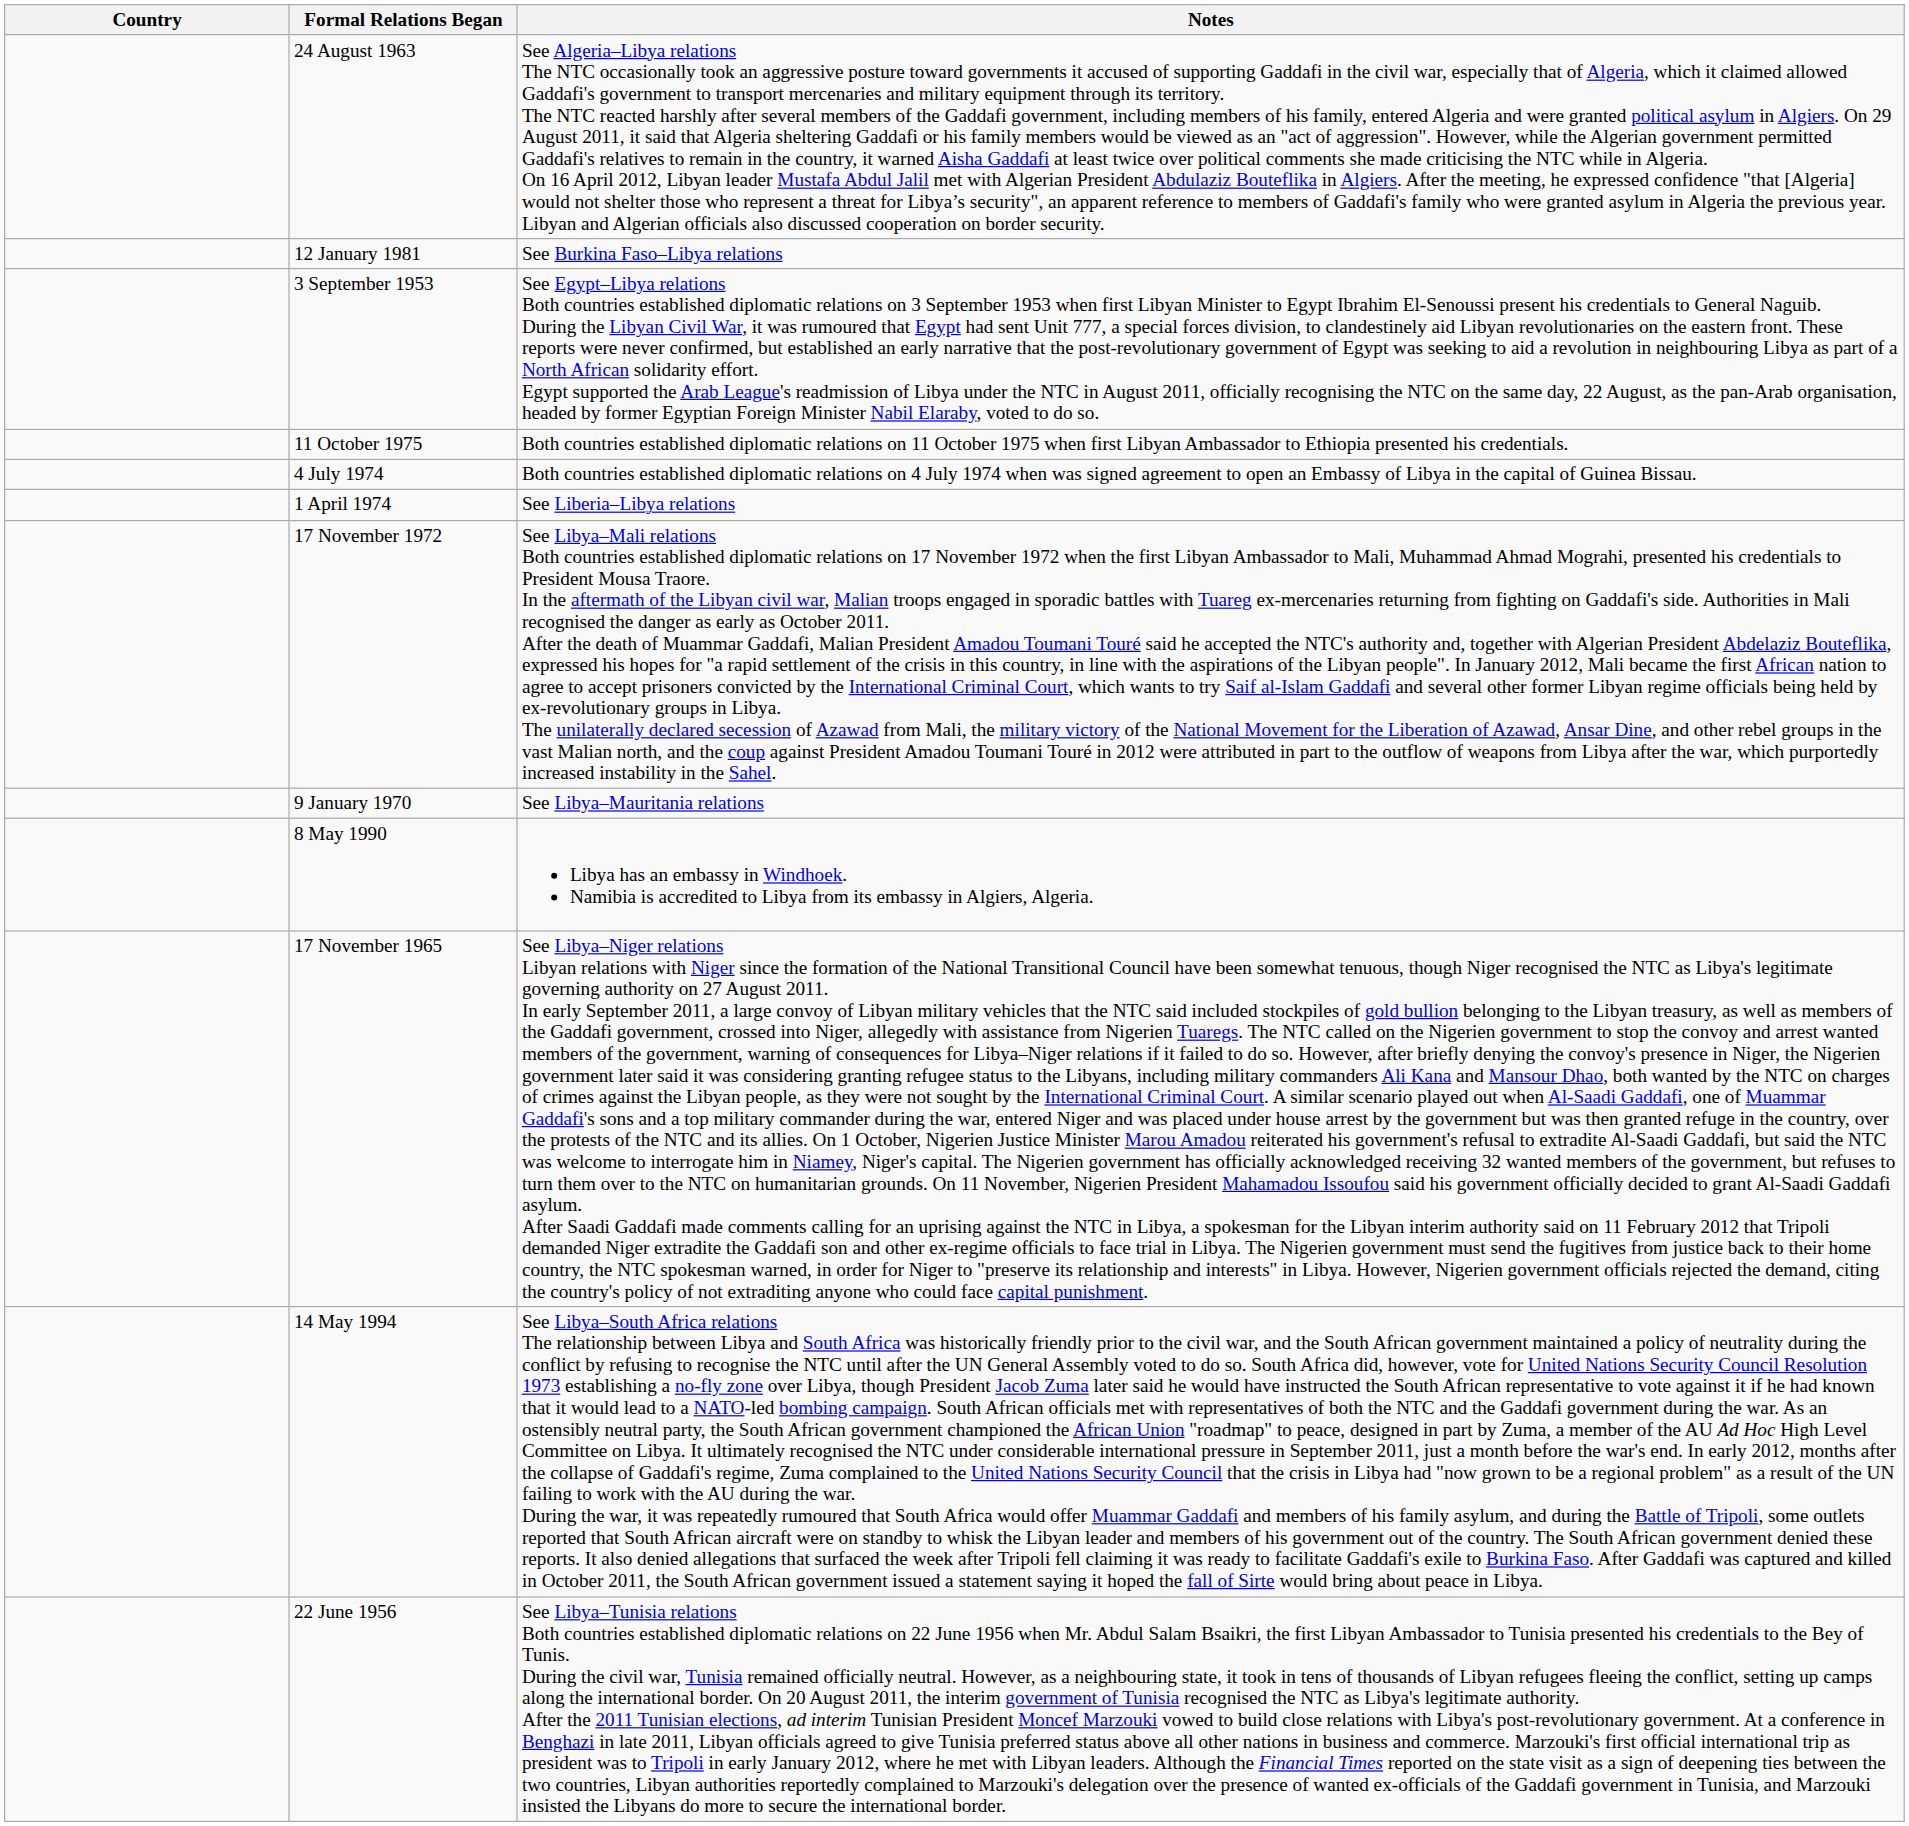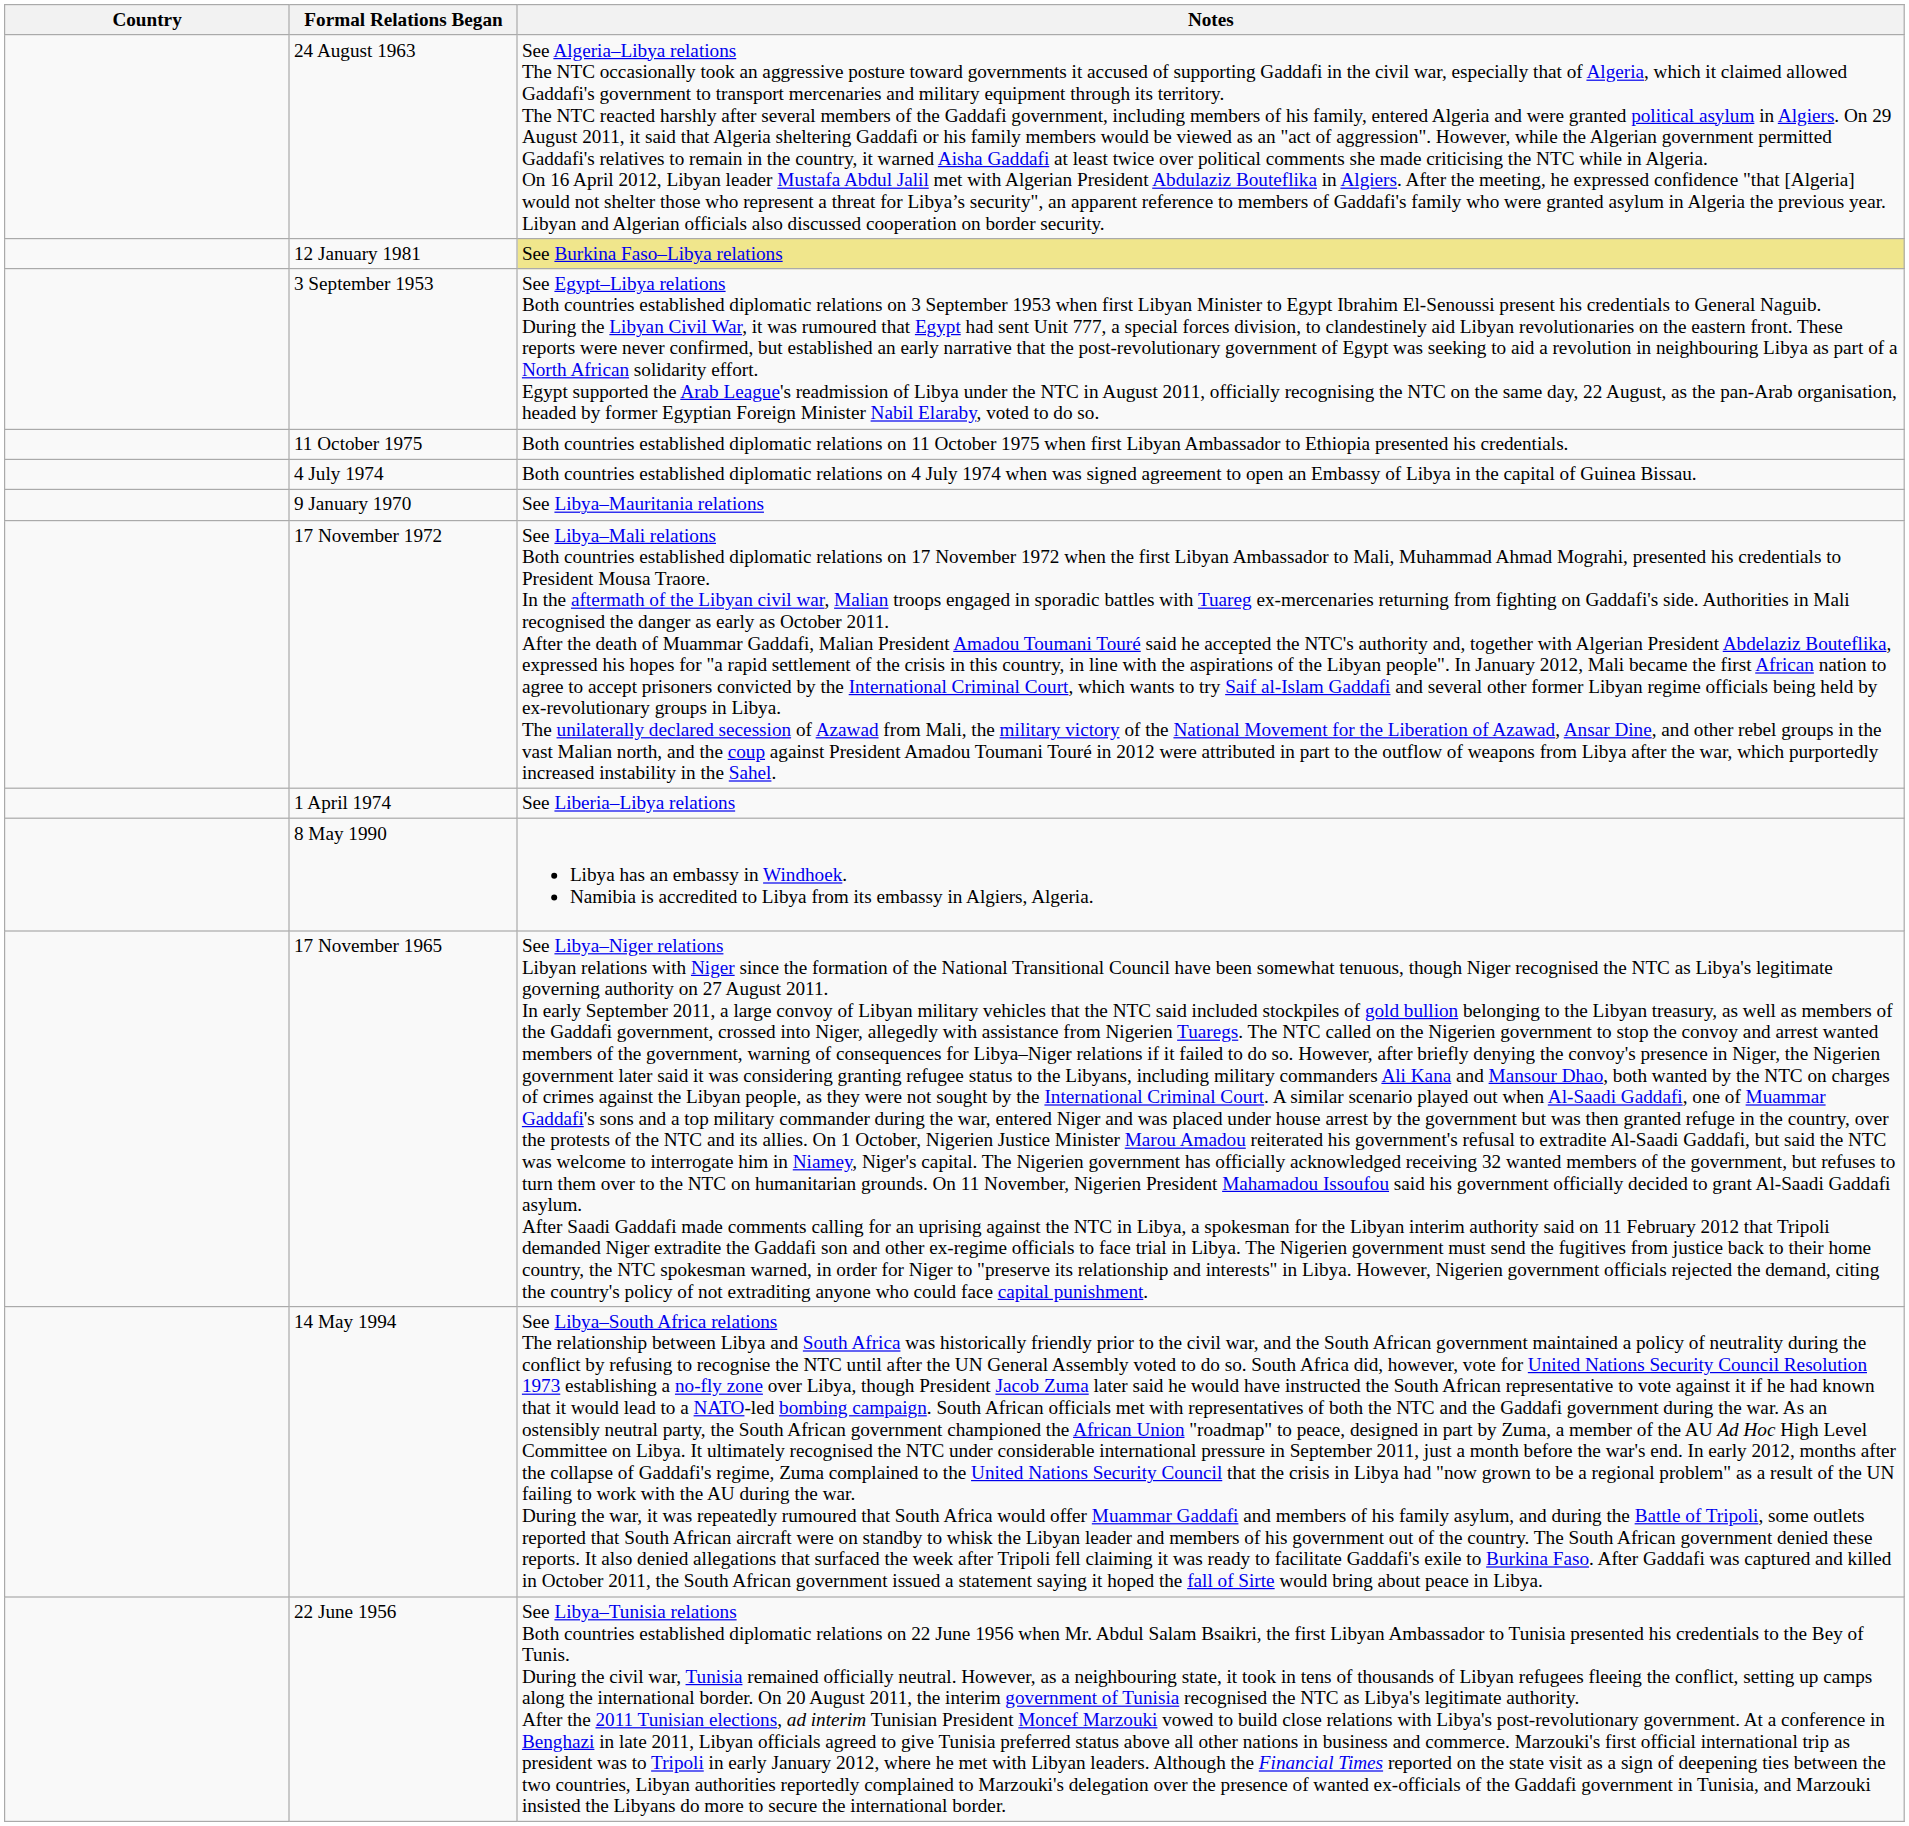(652, 253) no background -> (652, 253) khaki background
rows swapped: (342, 504) <-> (353, 803)
